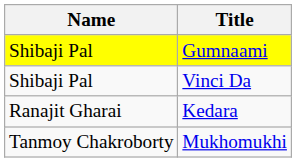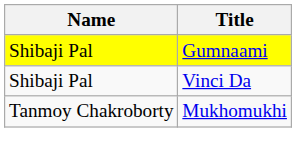- row: (210, 111)
